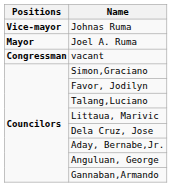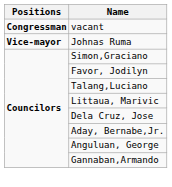rows swapped: (88, 56) <-> (101, 27)
- row: (104, 41)
